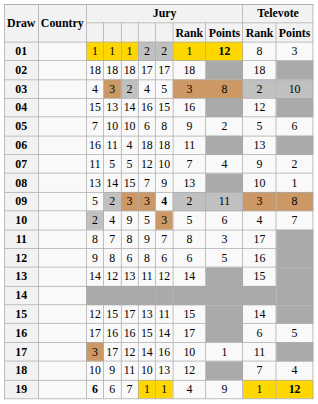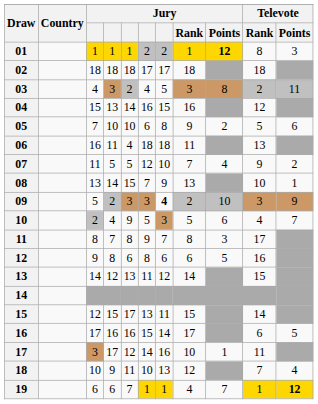(295, 88) 10 -> (295, 88) 11
(224, 201) 11 -> (224, 201) 10
(295, 201) 8 -> (295, 201) 9
(95, 389) bold -> (95, 389) normal
(224, 389) 9 -> (224, 389) 7
